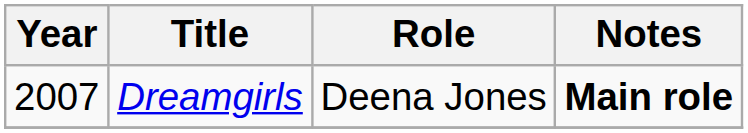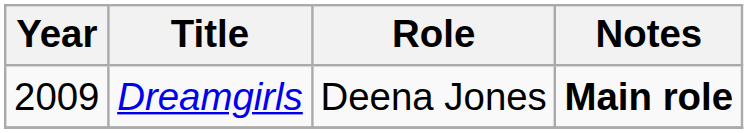(57, 95) 2007 -> (57, 95) 2009
